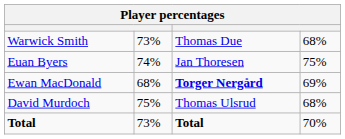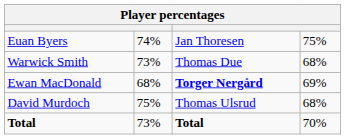rows swapped: (37, 61) <-> (48, 41)
